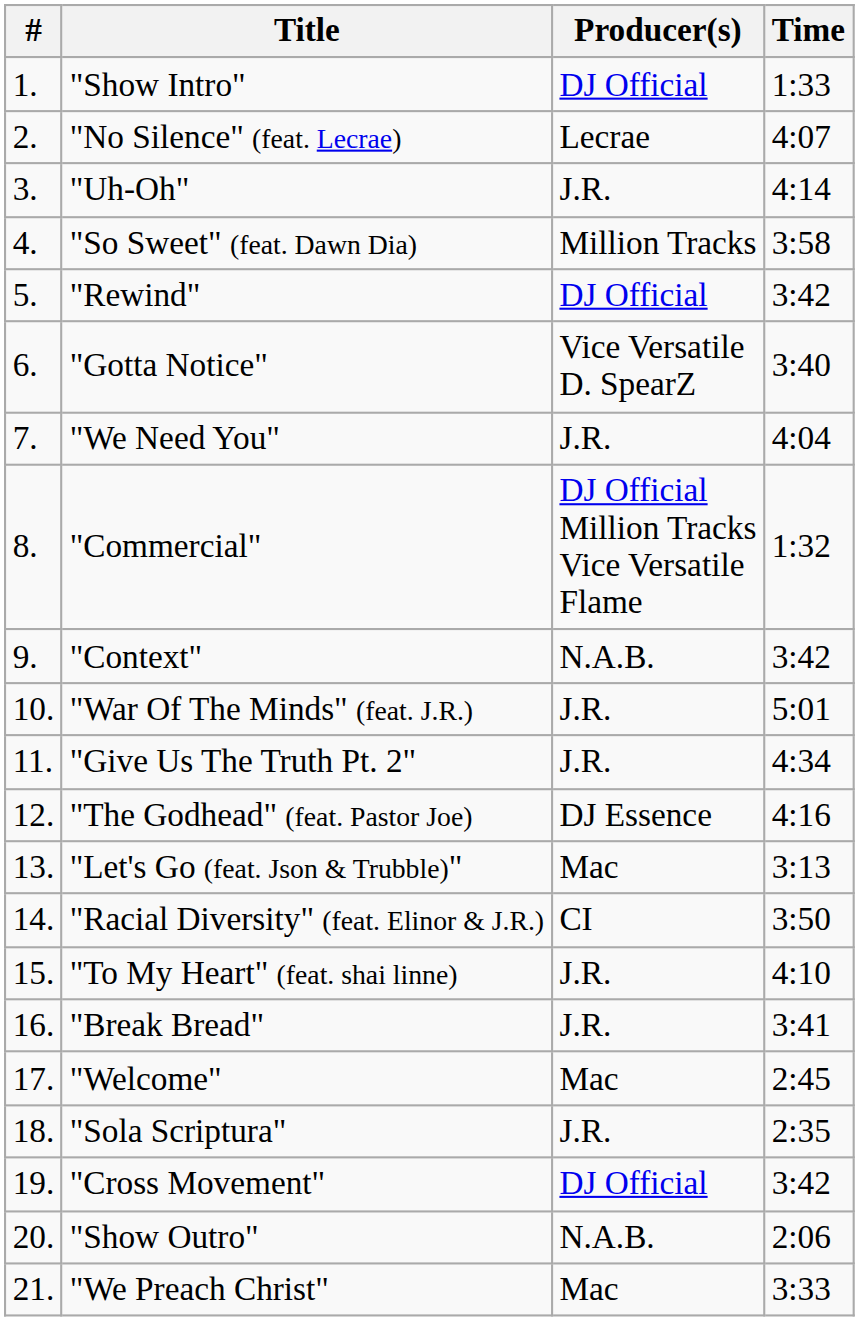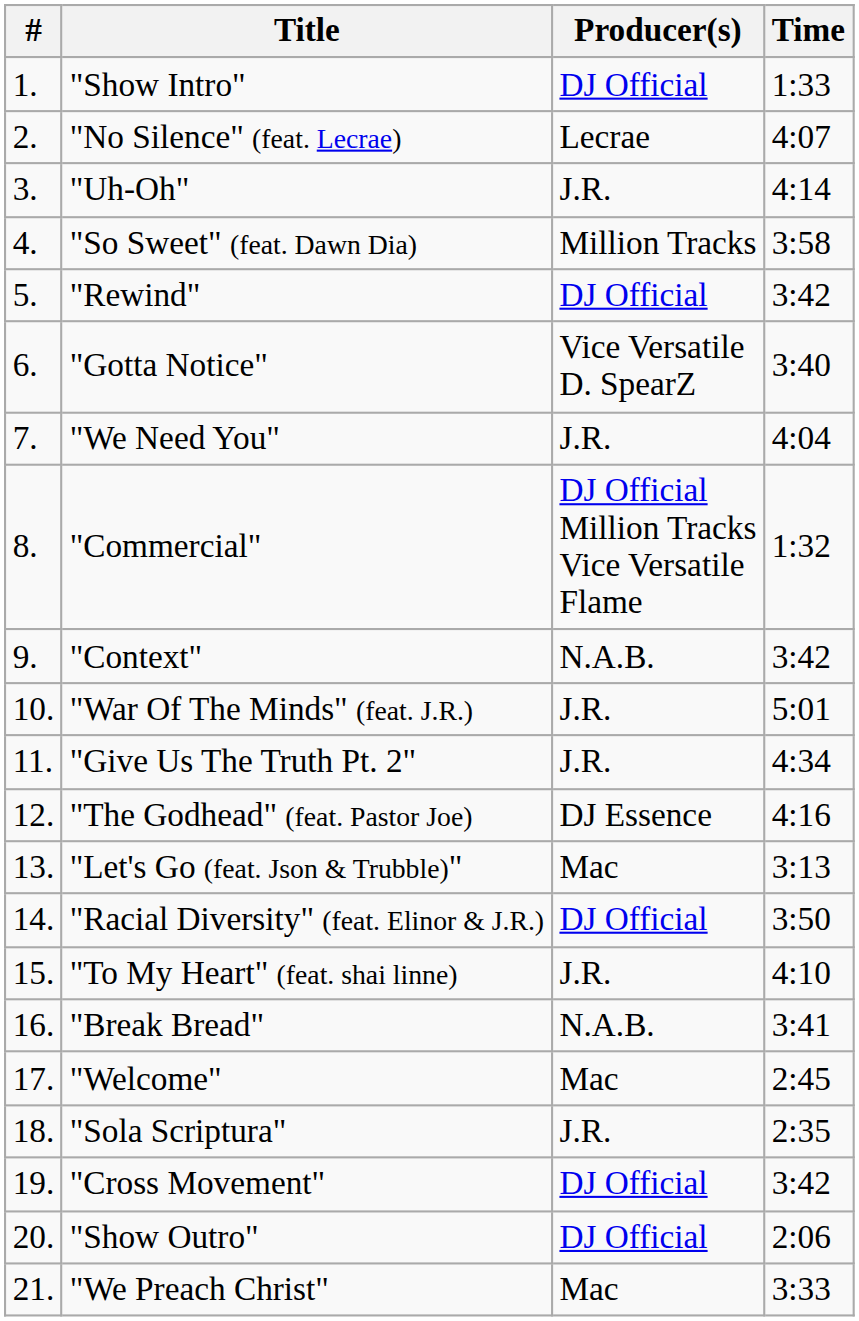(576, 919) CI -> (634, 919) DJ Official
(585, 1025) J.R. -> (607, 1025) N.A.B.
(607, 1236) N.A.B. -> (634, 1236) DJ Official
